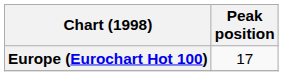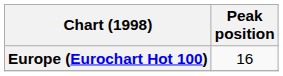(245, 58) 17 -> (245, 58) 16
